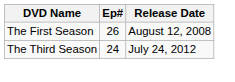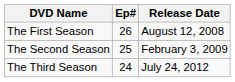+ row: (58, 49)
